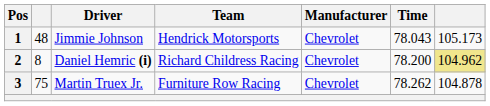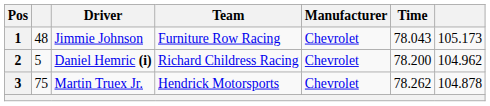(219, 38) Hendrick Motorsports -> (219, 38) Furniture Row Racing
(38, 61) 8 -> (38, 61) 5
(460, 61) khaki background -> (460, 61) no background
(219, 83) Furniture Row Racing -> (219, 83) Hendrick Motorsports
